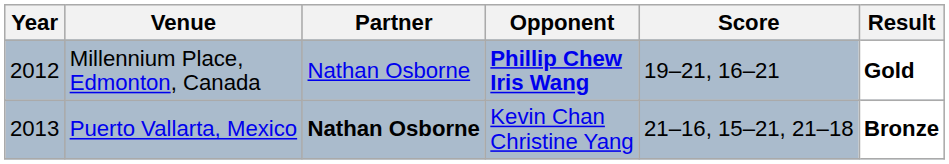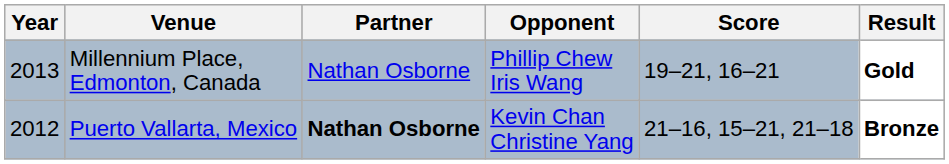(35, 70) 2012 -> (35, 70) 2013
(556, 70) bold -> (551, 70) normal
(35, 130) 2013 -> (35, 130) 2012
